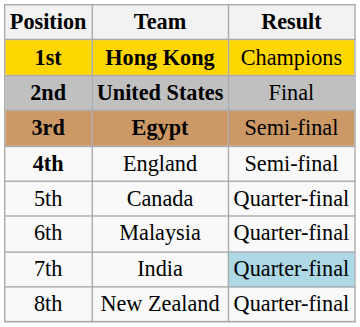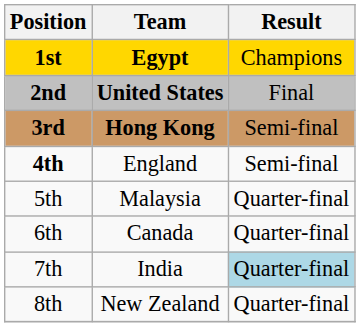(160, 57) Hong Kong -> (160, 57) Egypt
(160, 127) Egypt -> (160, 127) Hong Kong
(160, 198) Canada -> (160, 198) Malaysia
(160, 233) Malaysia -> (160, 233) Canada
